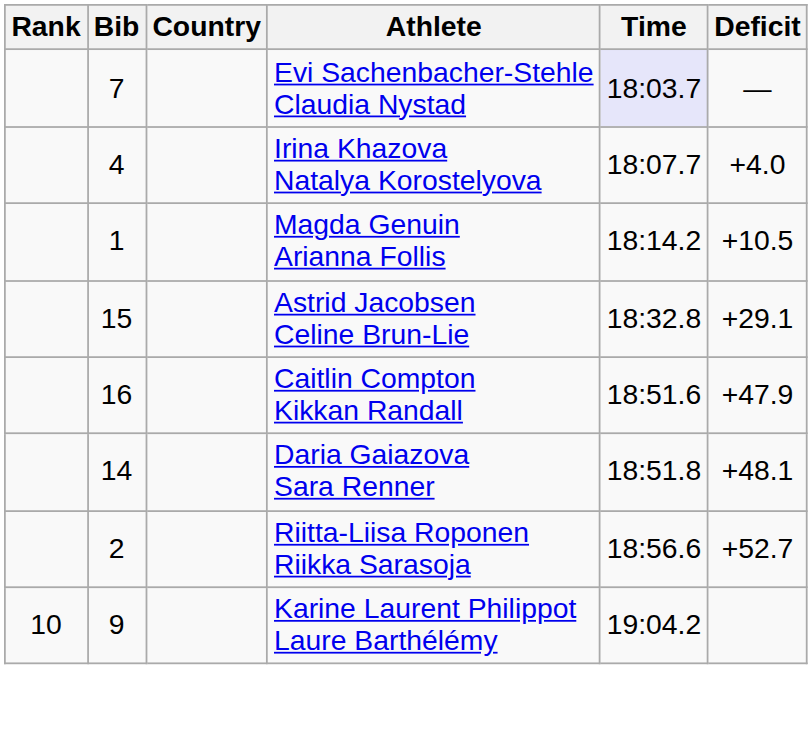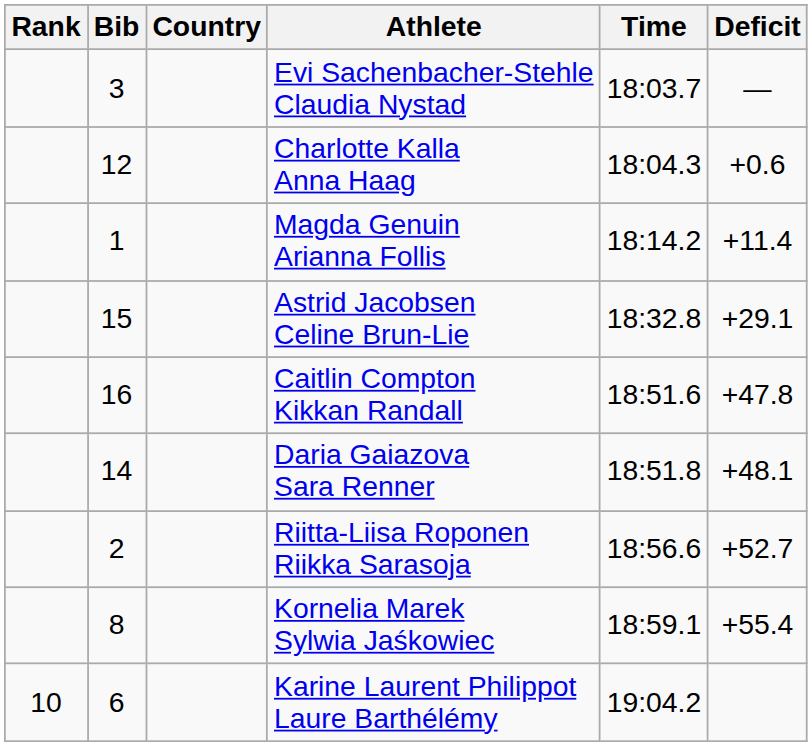(117, 87) 7 -> (117, 87) 3
(654, 87) lavender background -> (654, 87) no background
+ row: (367, 164)
- row: (408, 164)
(757, 241) +10.5 -> (757, 241) +11.4
(757, 394) +47.9 -> (757, 394) +47.8
+ row: (384, 625)
(117, 625) 9 -> (117, 701) 6
